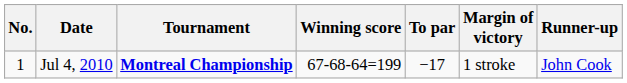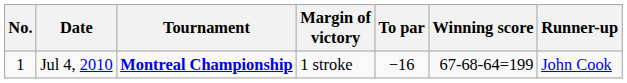columns swapped: (351, 27) <-> (498, 27)
(432, 64) −17 -> (402, 64) −16
